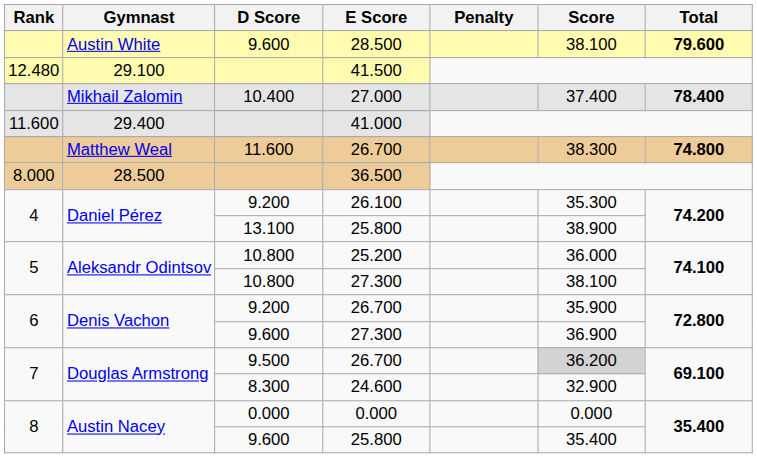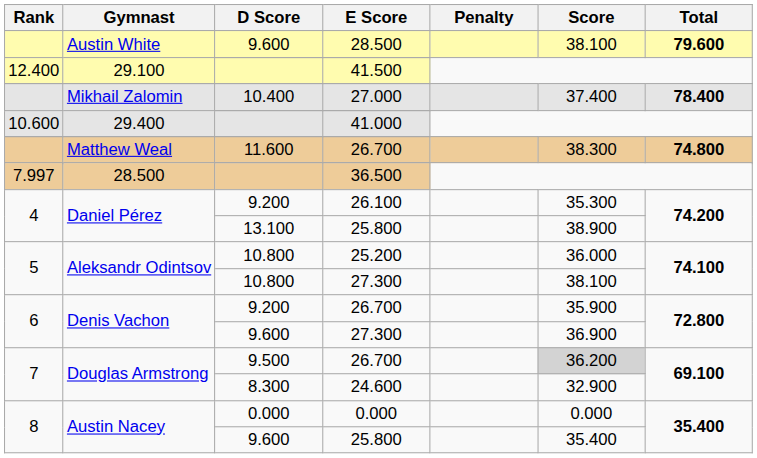(34, 70) 12.480 -> (34, 70) 12.400
(34, 123) 11.600 -> (34, 123) 10.600
(34, 176) 8.000 -> (34, 176) 7.997
